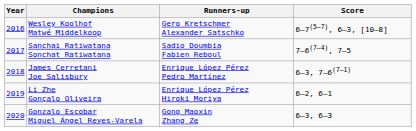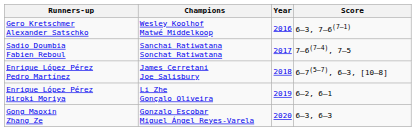columns swapped: (15, 10) <-> (227, 10)
(342, 28) 6–7(5–7), 6–3, [10–8] -> (323, 28) 6–3, 7–6(7–1)
(323, 71) 6–3, 7–6(7–1) -> (342, 71) 6–7(5–7), 6–3, [10–8]
